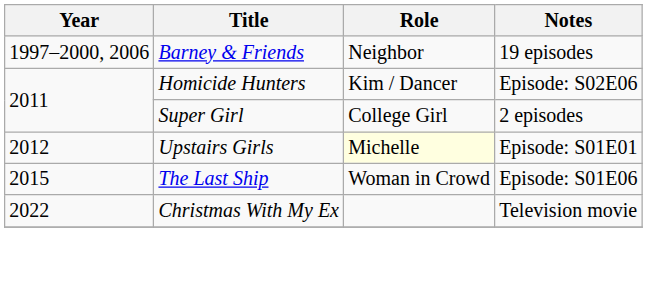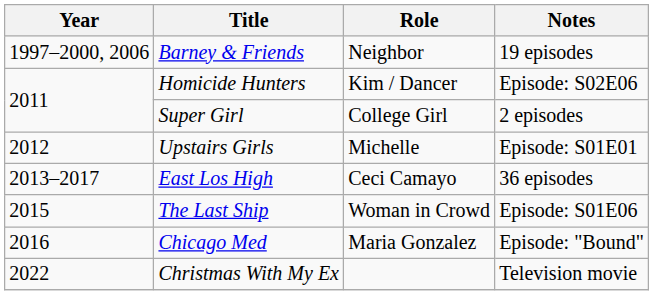(384, 147) lightyellow background -> (384, 147) no background
+ row: (216, 178)
+ row: (213, 242)
